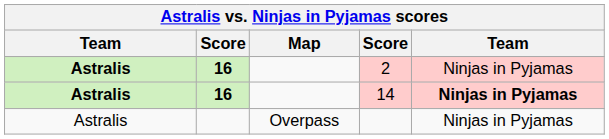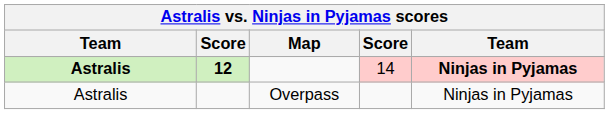- row: (385, 69)
(223, 95) 16 -> (223, 69) 12
